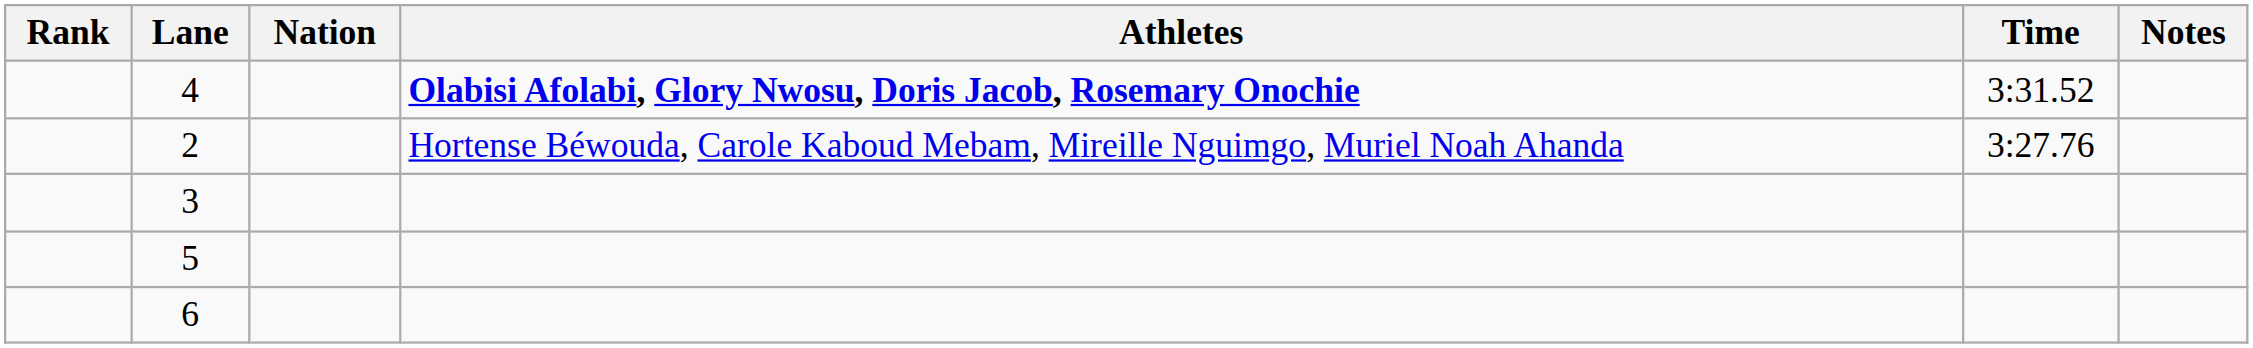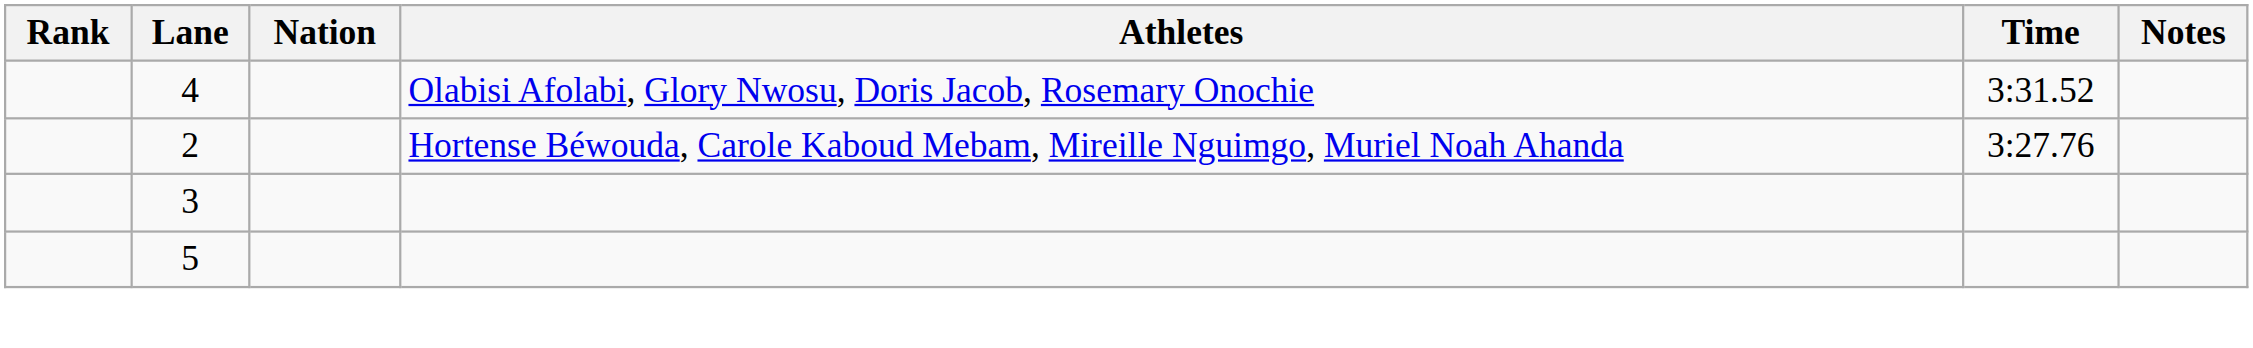(884, 88) bold -> (861, 88) normal
- row: (190, 314)
